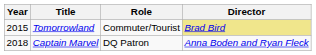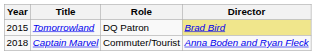(141, 27) Commuter/Tourist -> (126, 27) DQ Patron
(126, 43) DQ Patron -> (141, 43) Commuter/Tourist
